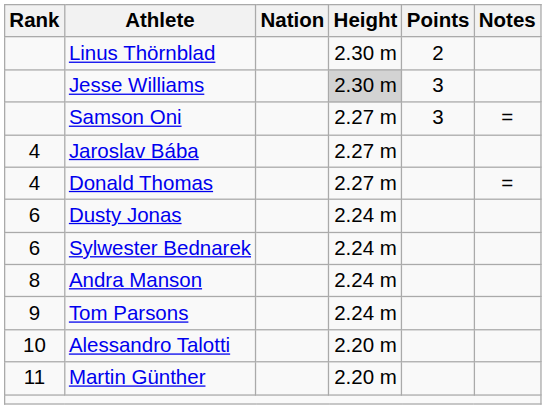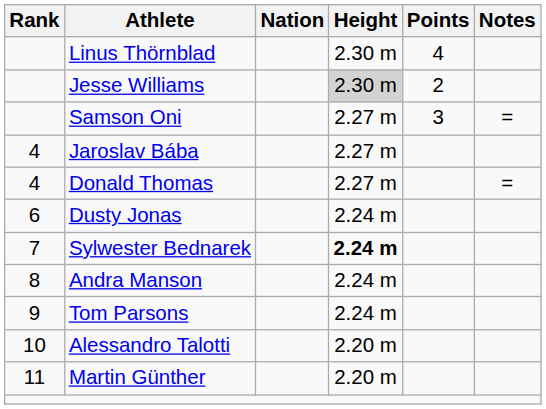(438, 53) 2 -> (438, 53) 4
(438, 85) 3 -> (438, 85) 2
(34, 248) 6 -> (34, 248) 7
(365, 248) normal -> (366, 248) bold
